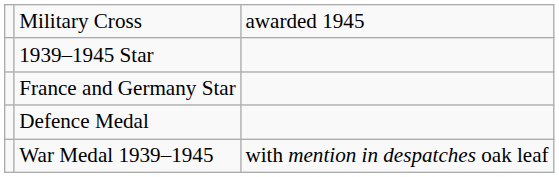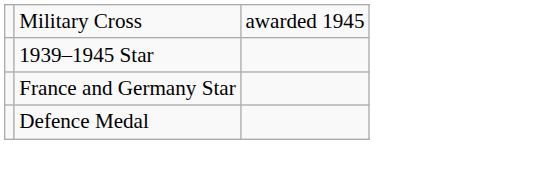- row: (116, 155)
